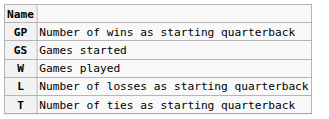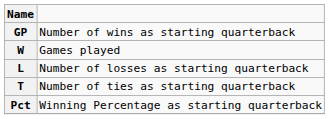- row: (21, 50)
+ row: (21, 105)
